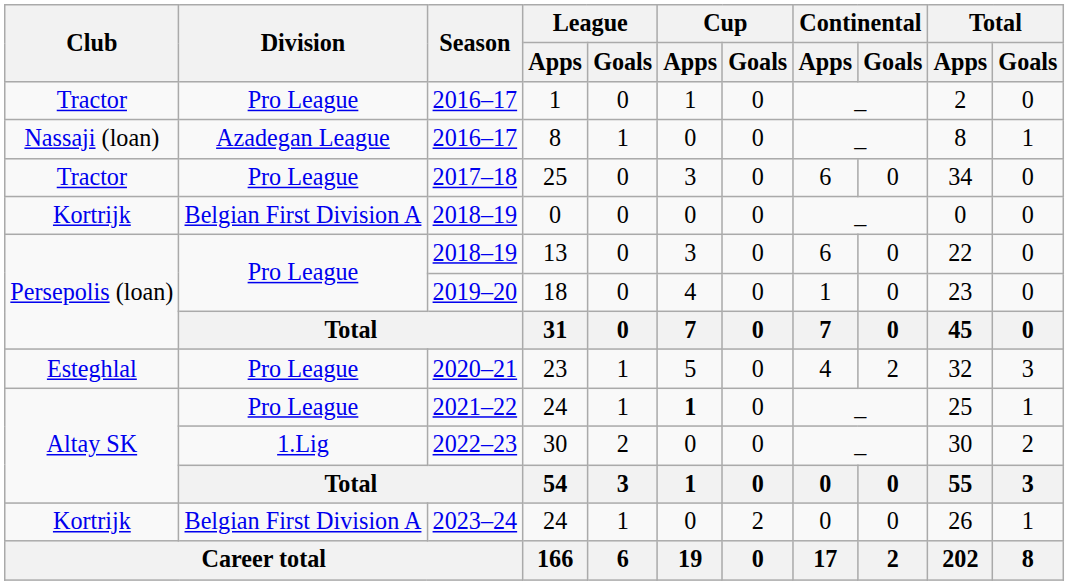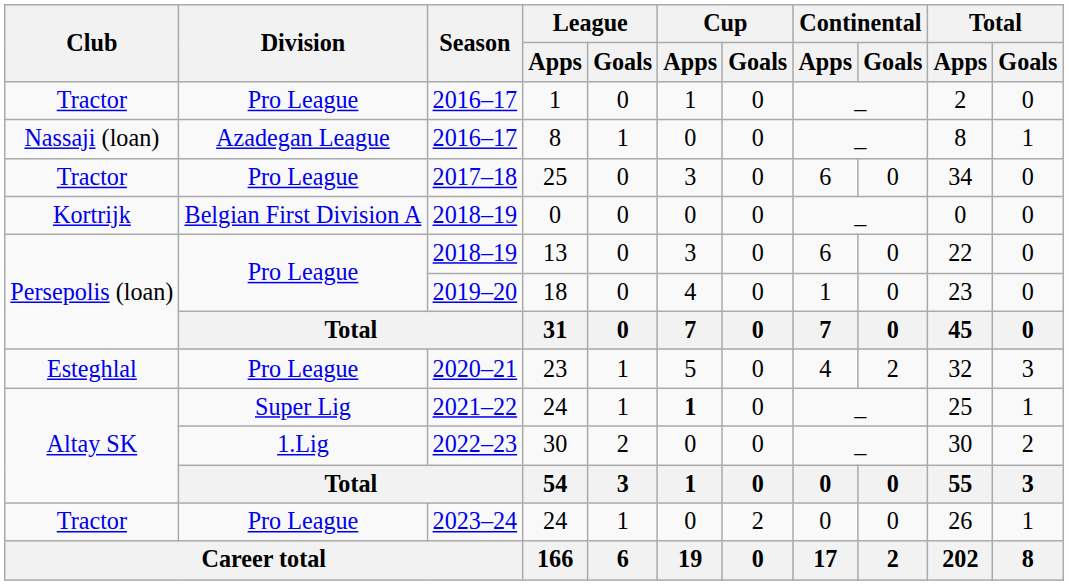(303, 406) Pro League -> (303, 406) Super Lig
(92, 521) Kortrijk -> (92, 521) Tractor
(303, 521) Belgian First Division A -> (303, 521) Pro League
